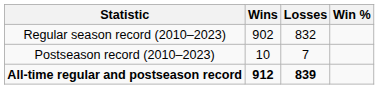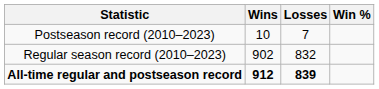rows swapped: (125, 35) <-> (125, 55)
